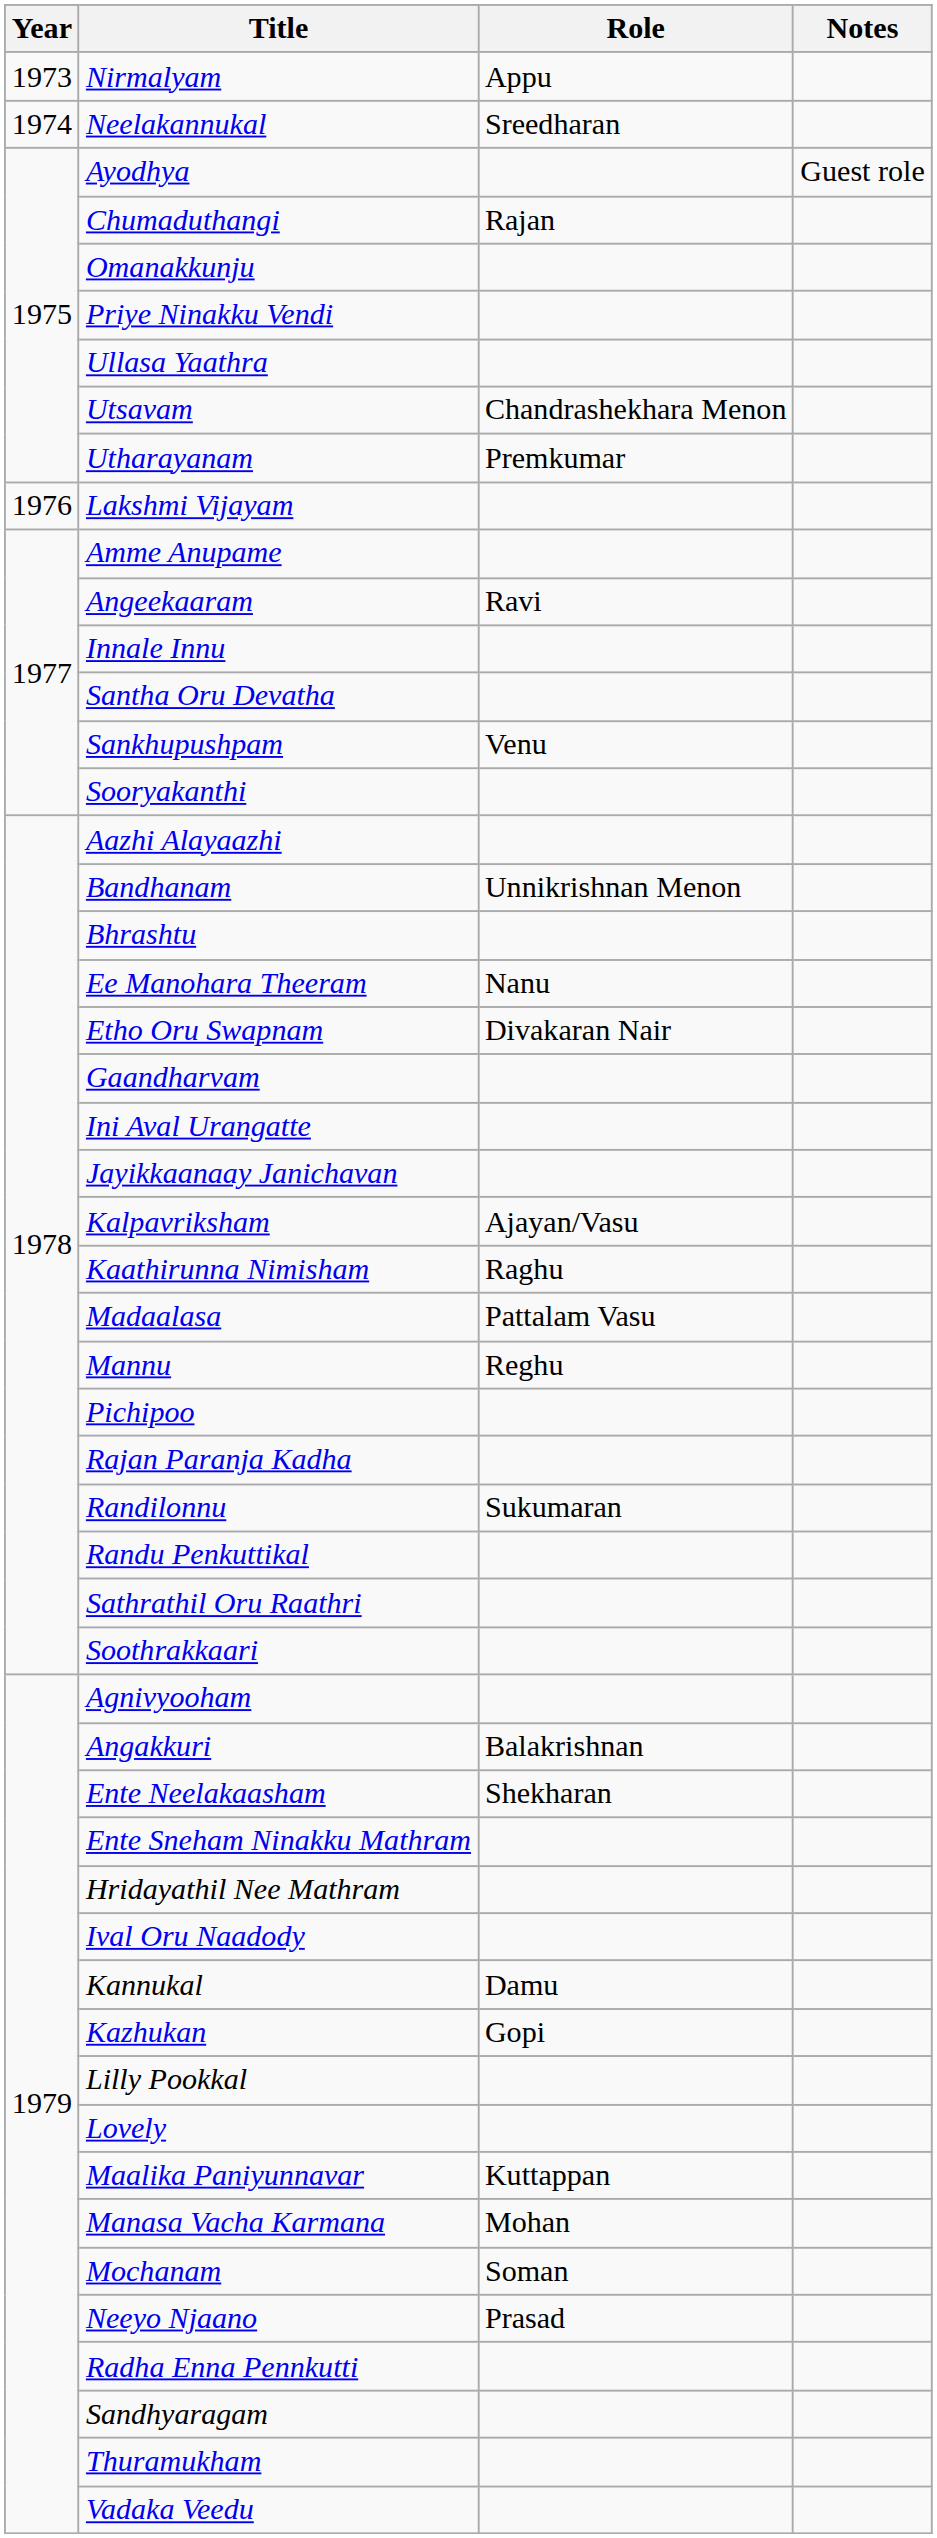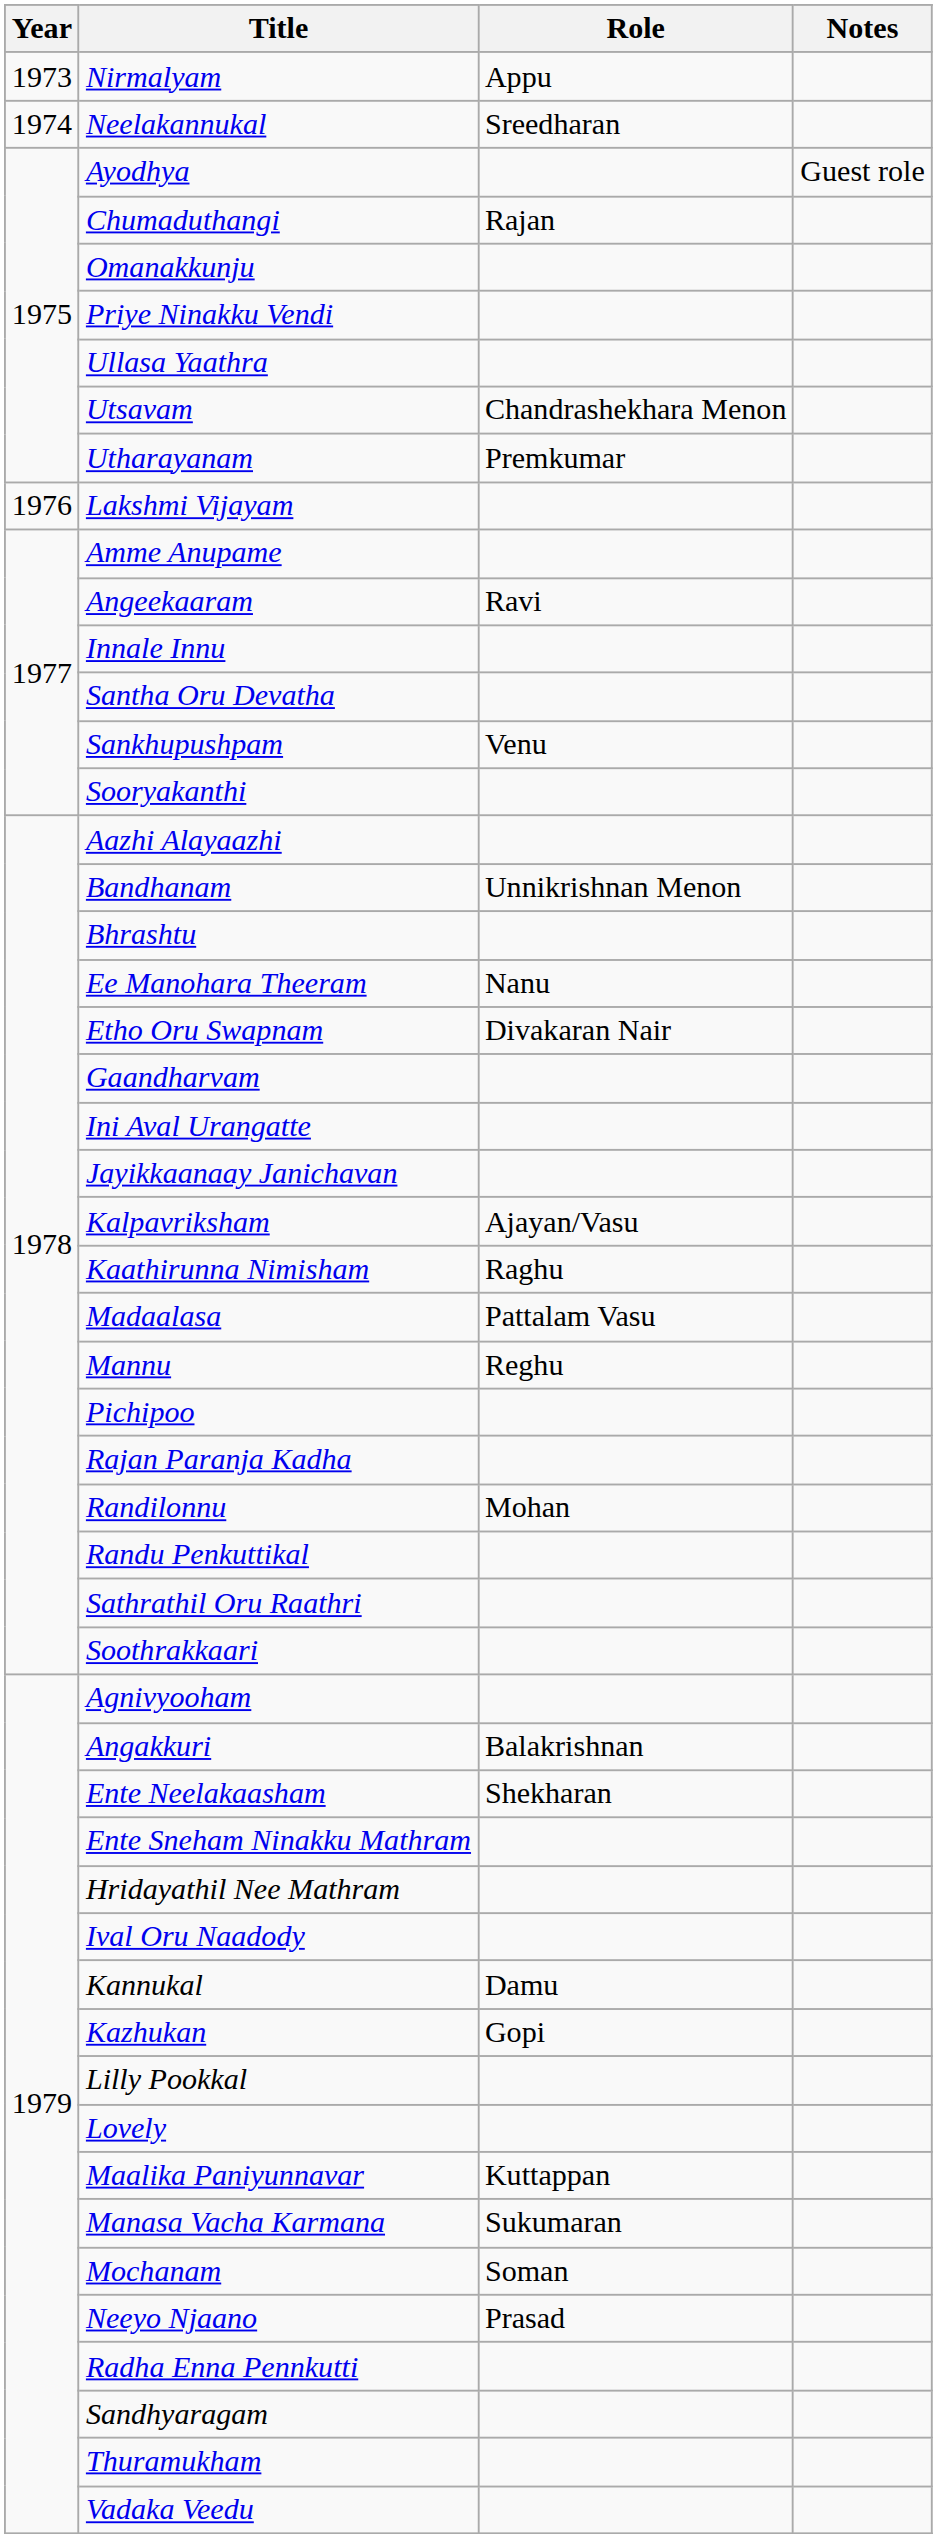(553, 1507) Sukumaran -> (528, 1507) Mohan
(528, 2222) Mohan -> (553, 2222) Sukumaran
